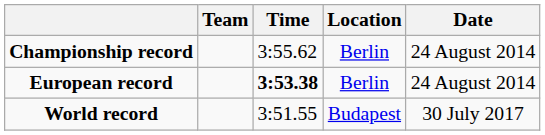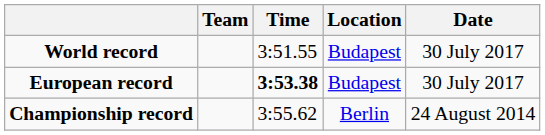rows swapped: (101, 113) <-> (101, 51)
(364, 82) Berlin -> (364, 82) Budapest
(473, 82) 24 August 2014 -> (473, 82) 30 July 2017
